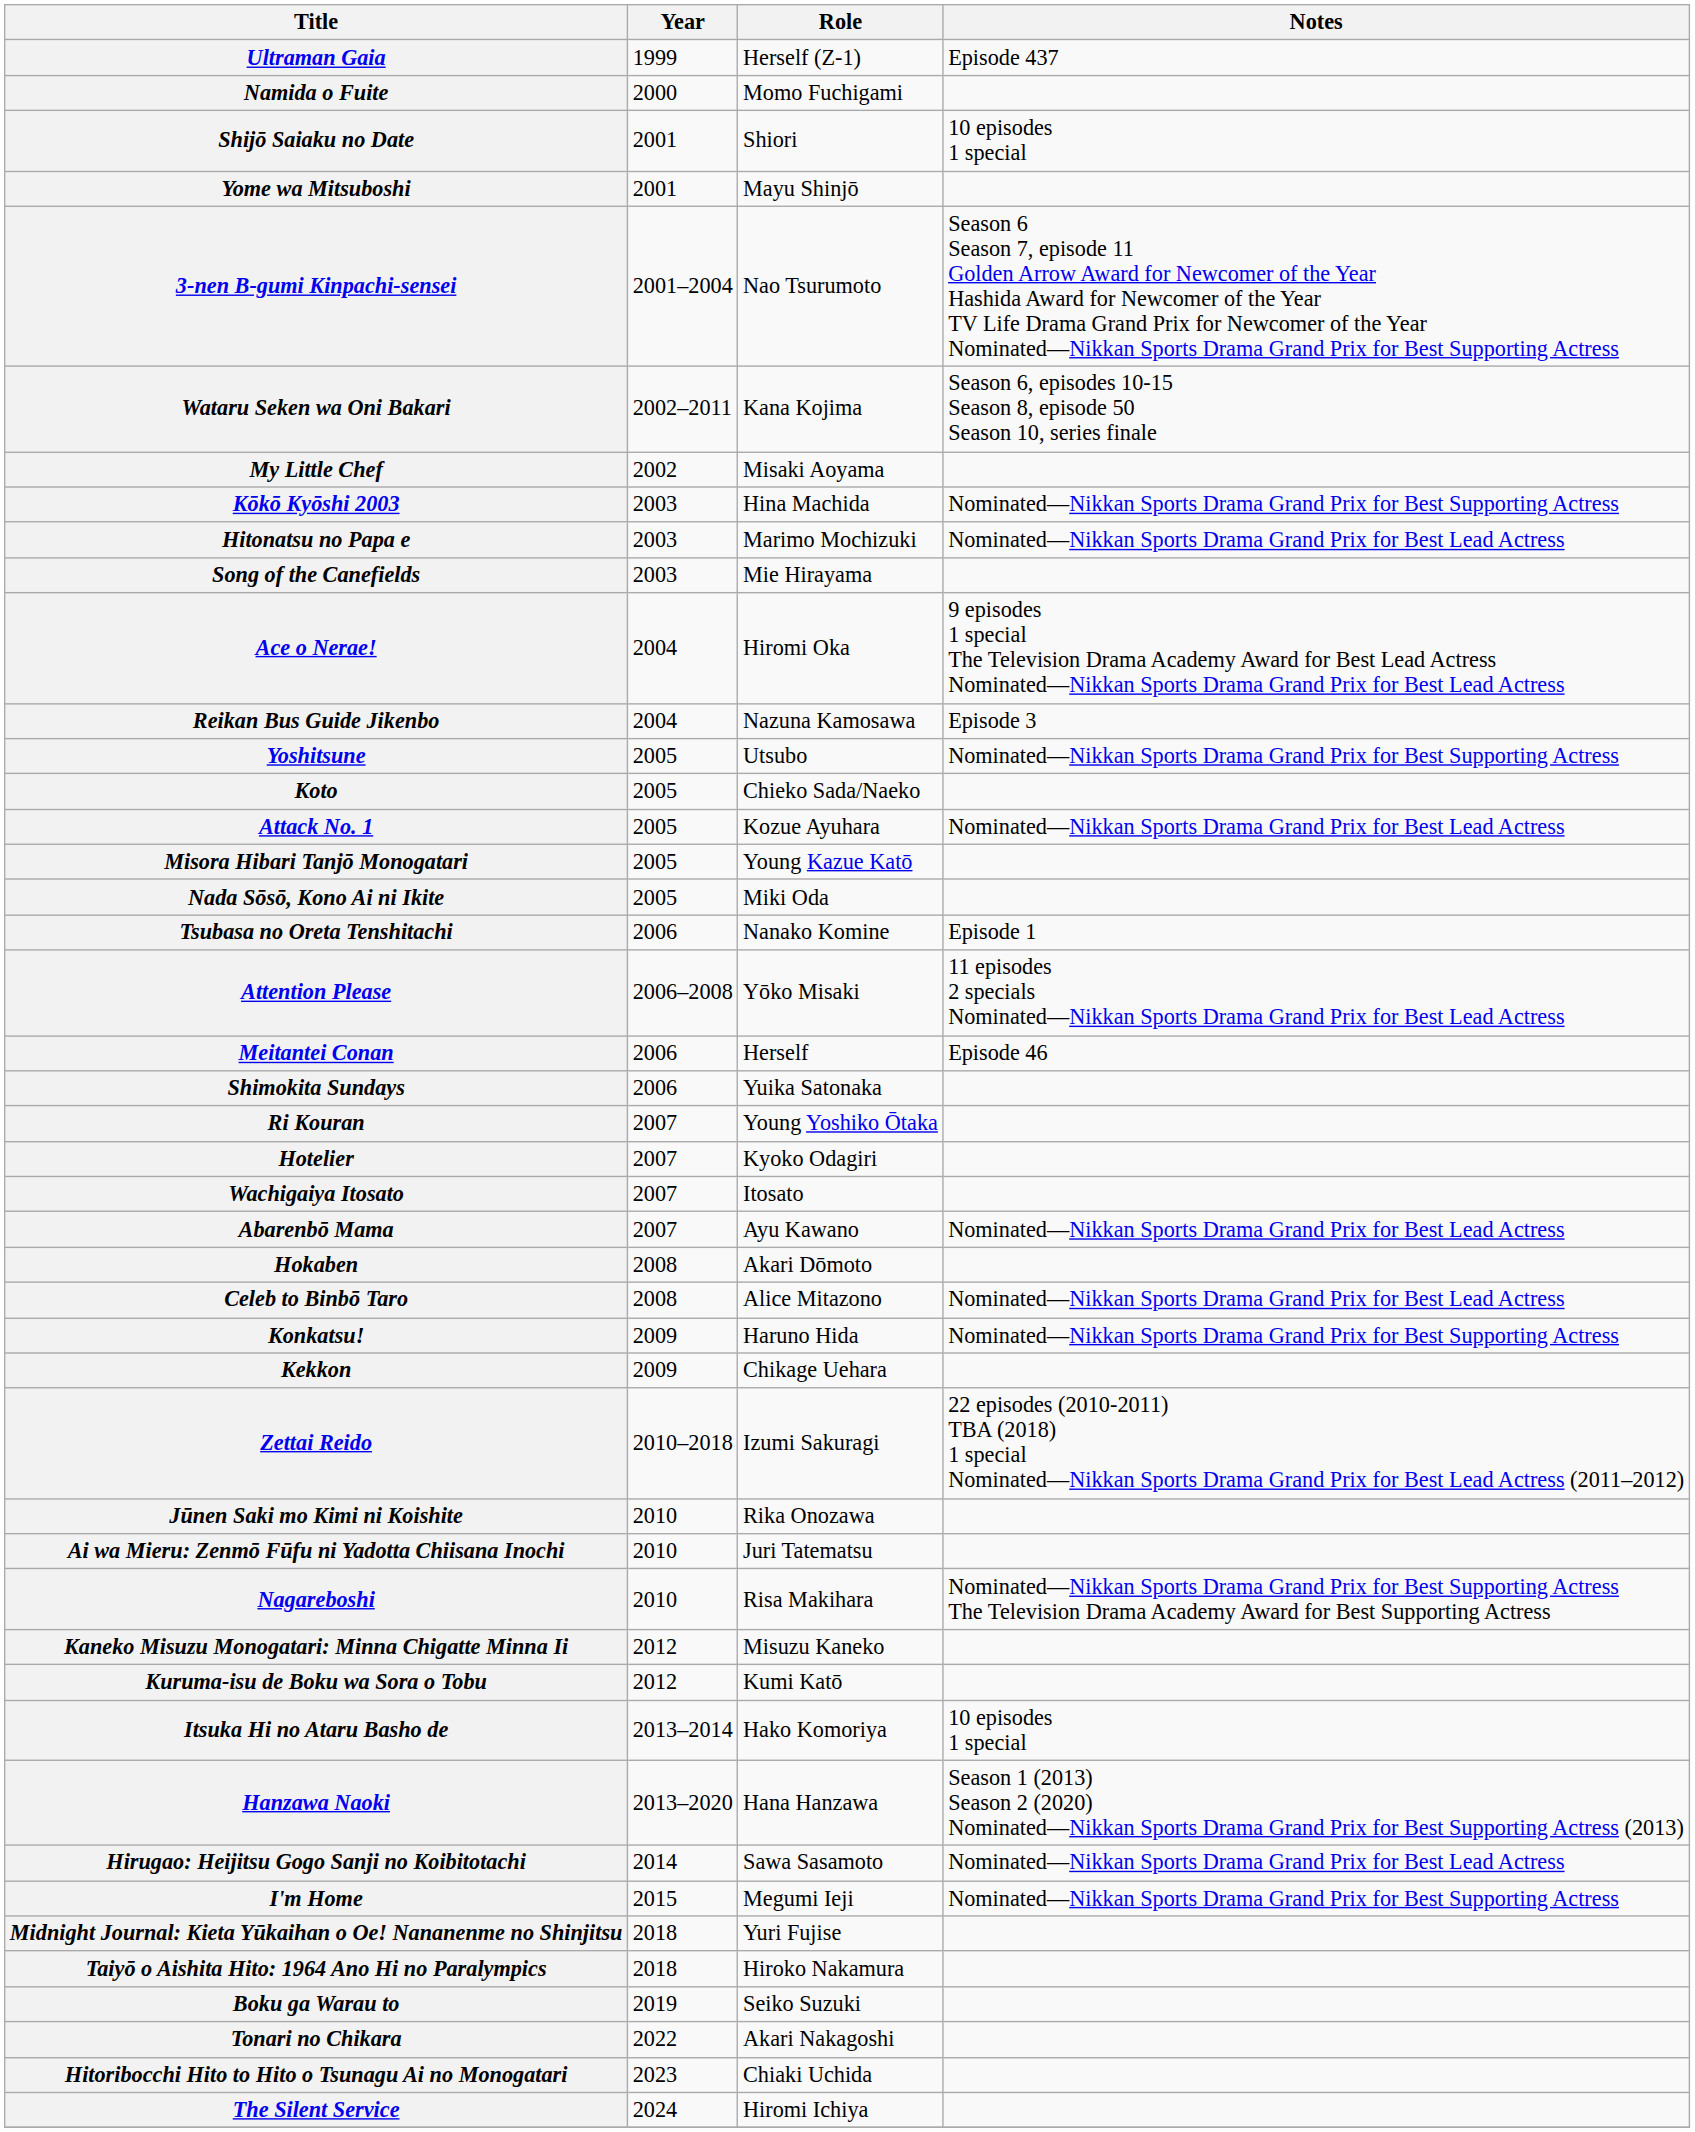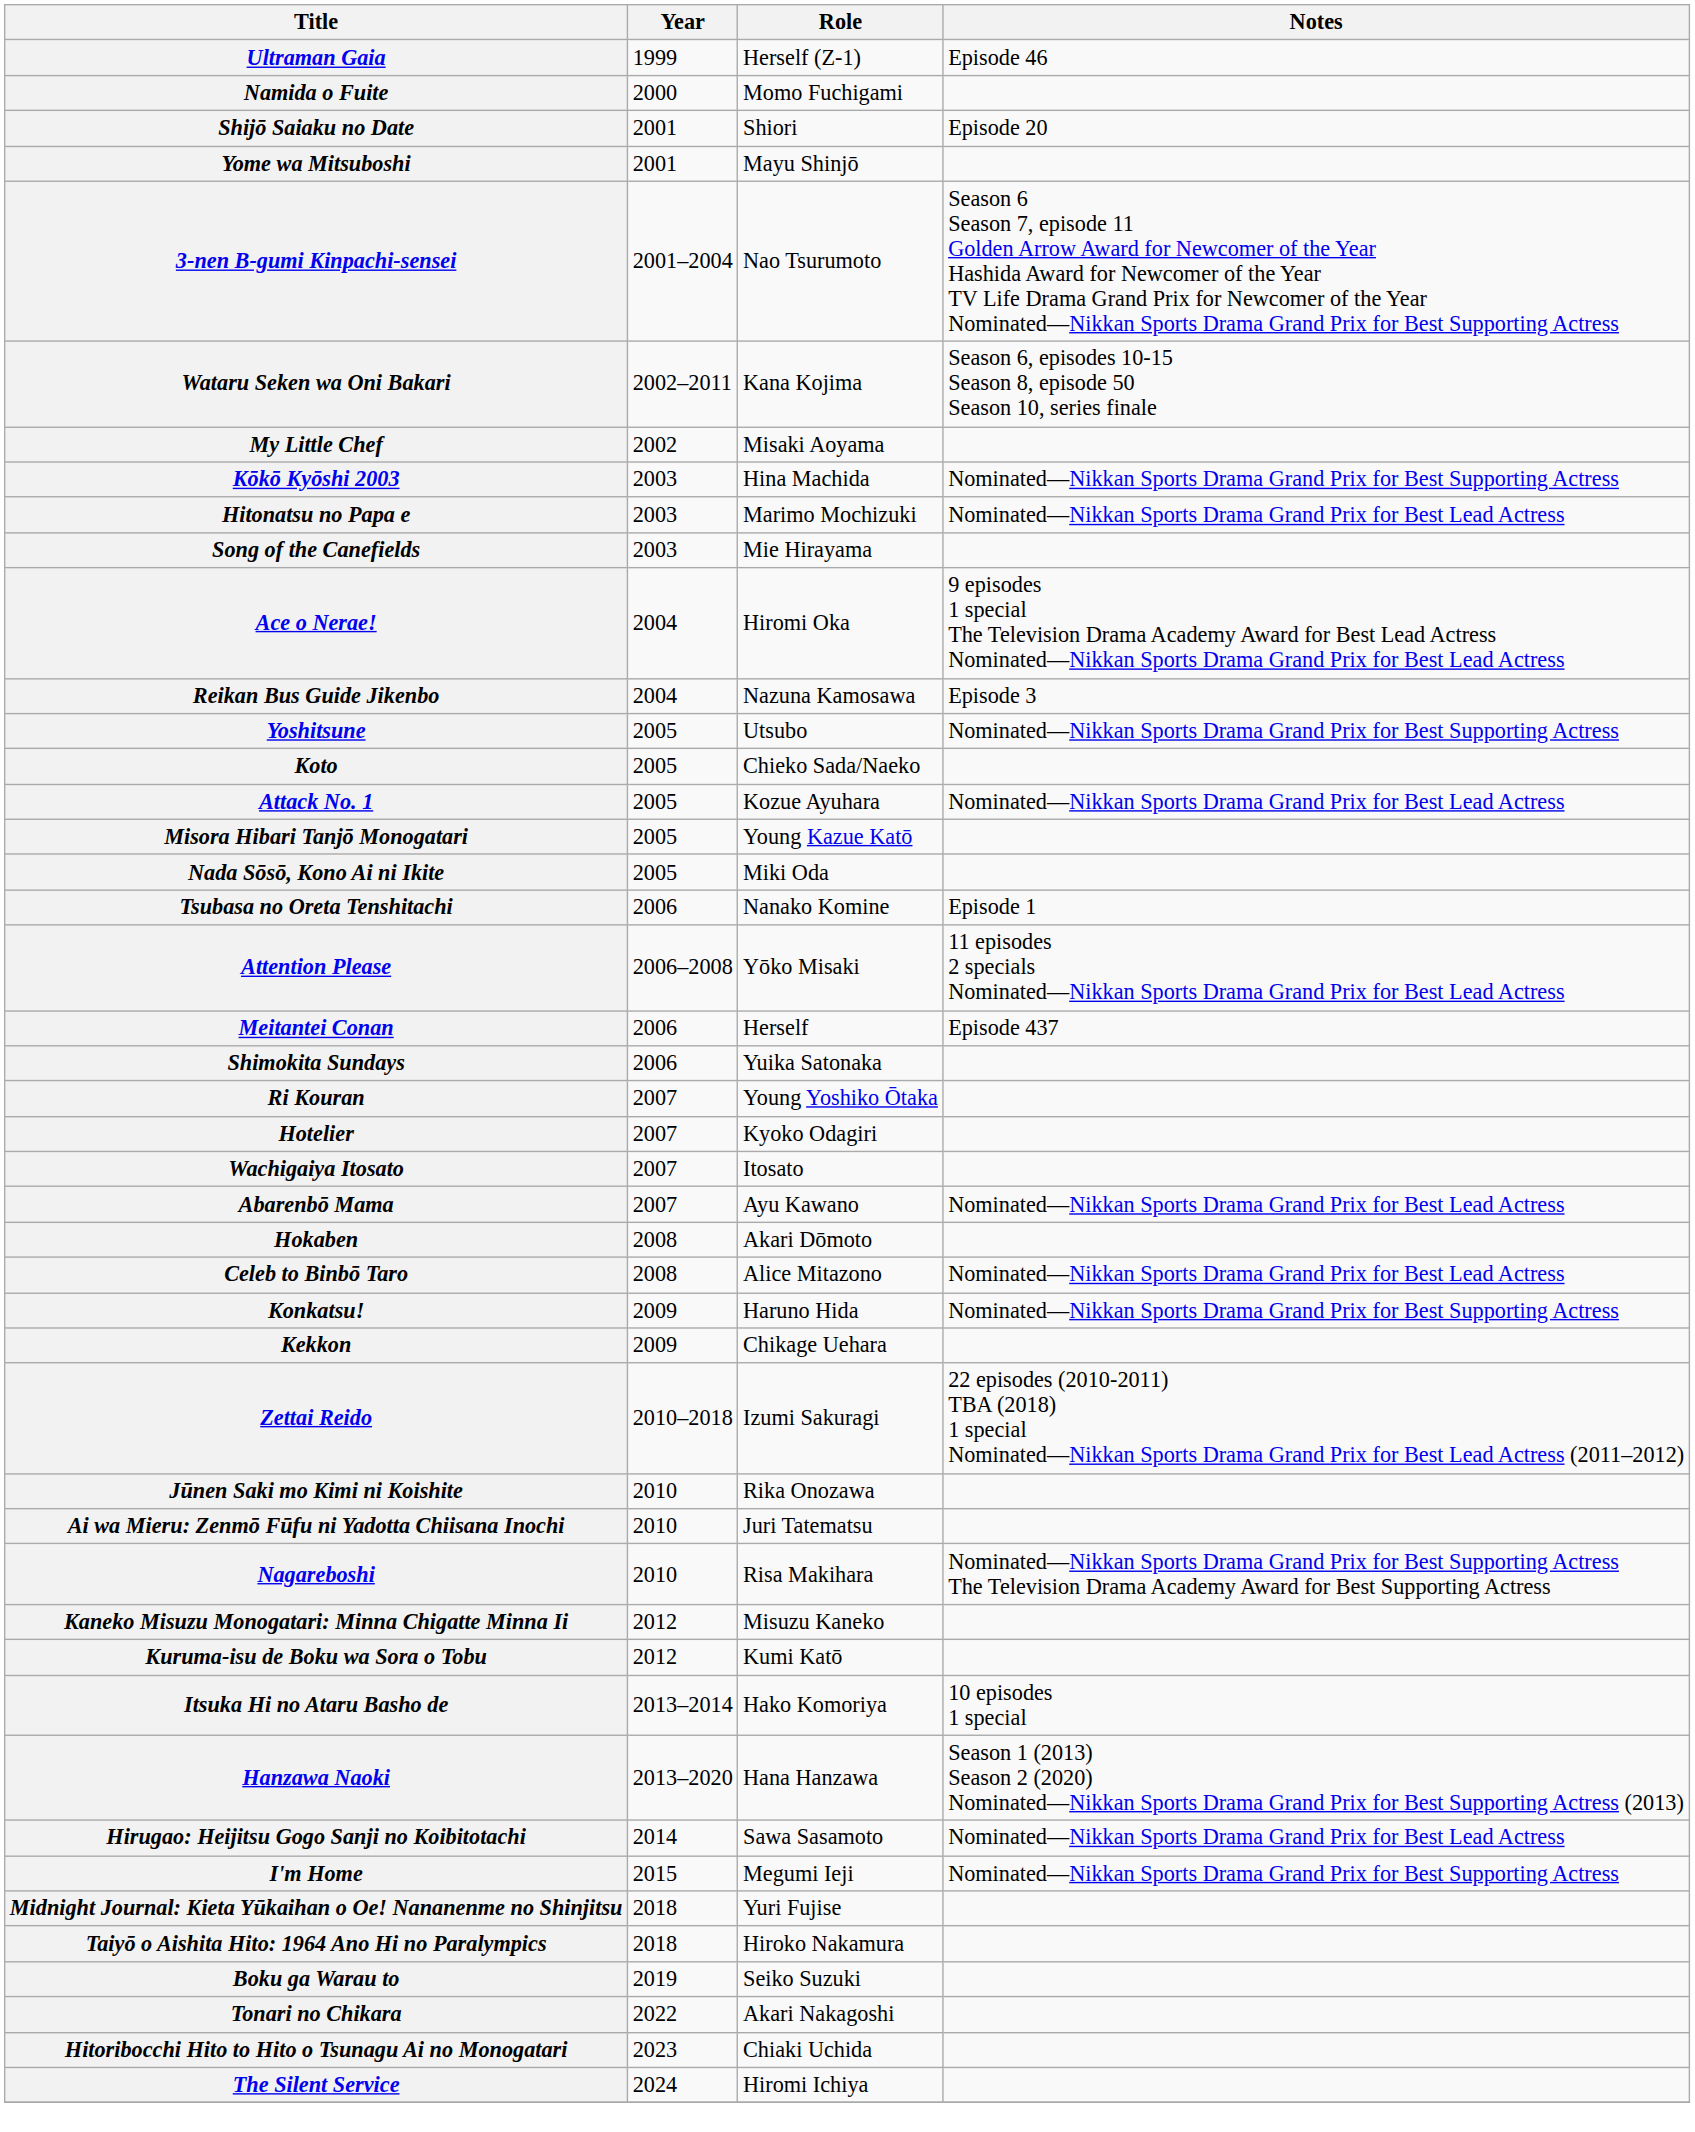(1003, 57) Episode 437 -> (998, 57) Episode 46
(1000, 140) 10 episodes 1 special -> (998, 127) Episode 20
(998, 1052) Episode 46 -> (1003, 1027) Episode 437
